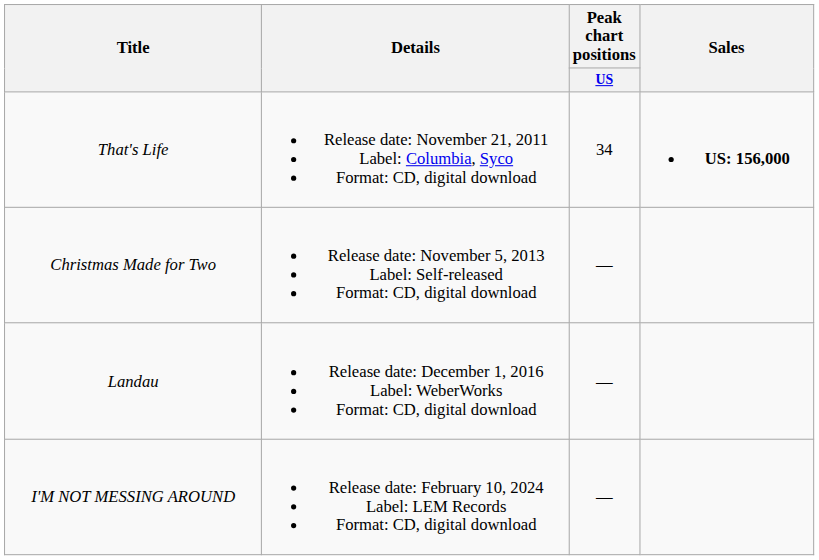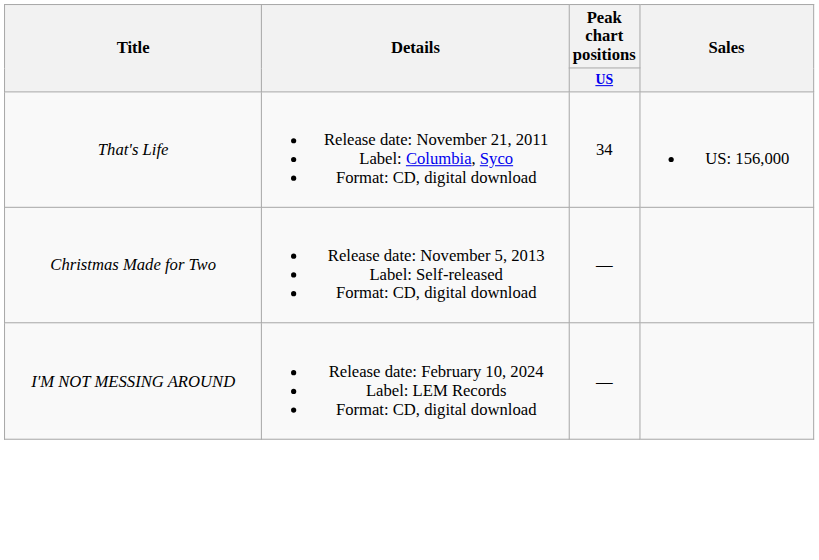(727, 159) bold -> (727, 159) normal
- row: (133, 381)
